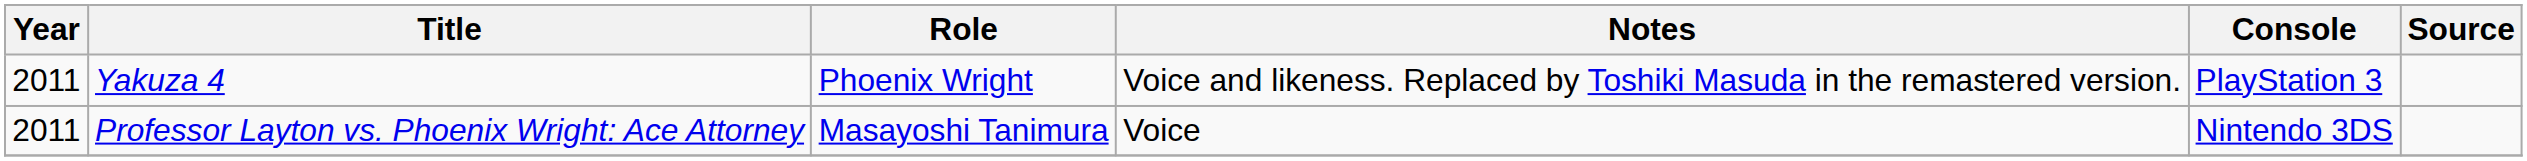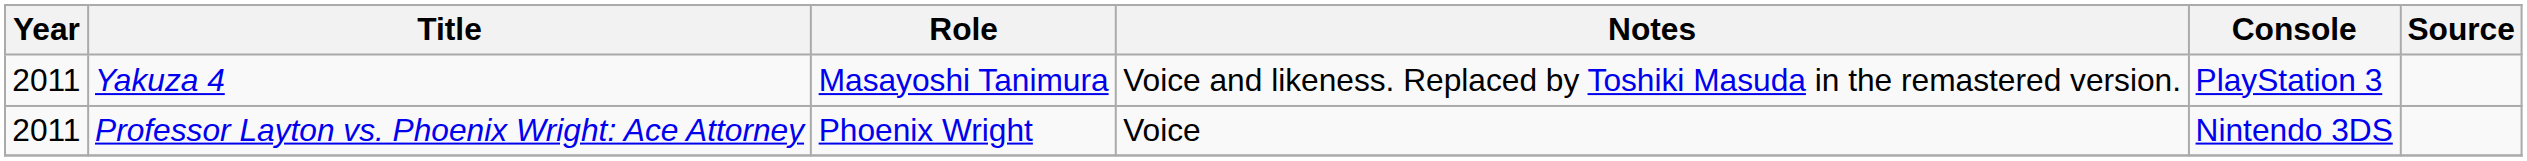(926, 79) Phoenix Wright -> (964, 79) Masayoshi Tanimura
(964, 130) Masayoshi Tanimura -> (926, 130) Phoenix Wright
